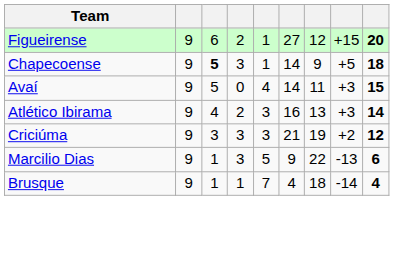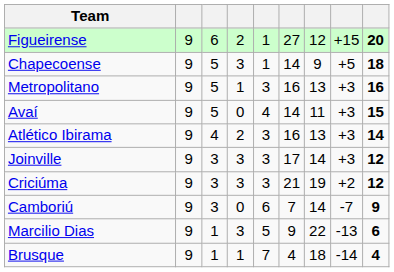(215, 64) bold -> (215, 64) normal
+ row: (54, 87)
+ row: (35, 159)
+ row: (41, 207)
